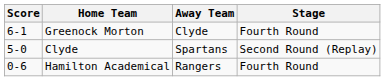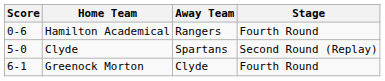rows swapped: (108, 67) <-> (94, 31)
